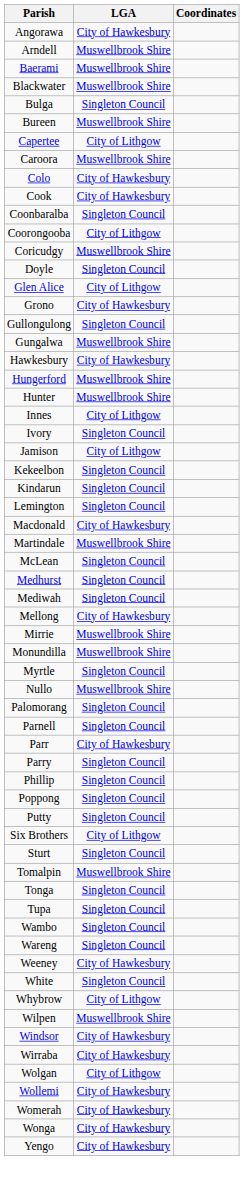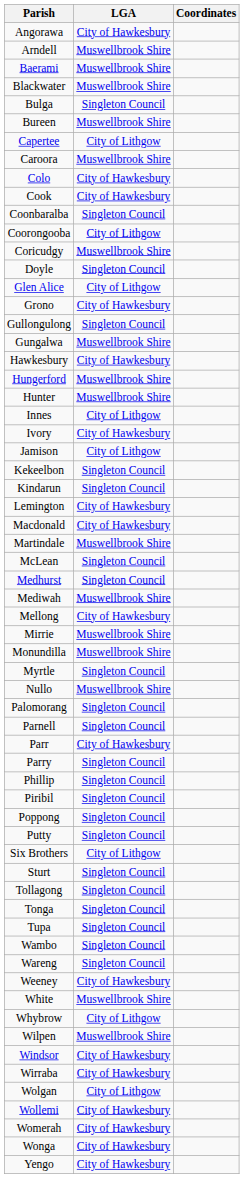(124, 433) Singleton Council -> (124, 433) City of Hawkesbury
(124, 506) Singleton Council -> (124, 506) City of Hawkesbury
(124, 598) Singleton Council -> (124, 598) Muswellbrook Shire
+ row: (39, 799)
+ row: (39, 890)
- row: (39, 872)
(124, 981) Singleton Council -> (124, 1000) Muswellbrook Shire
